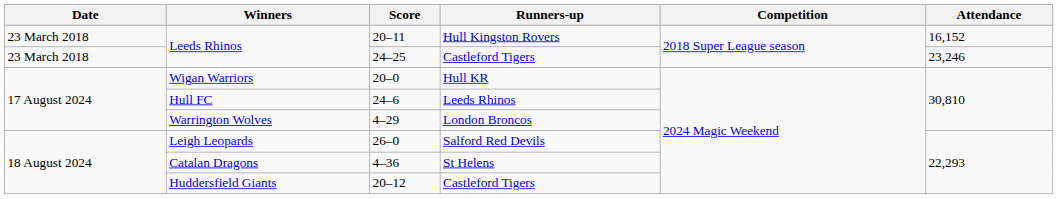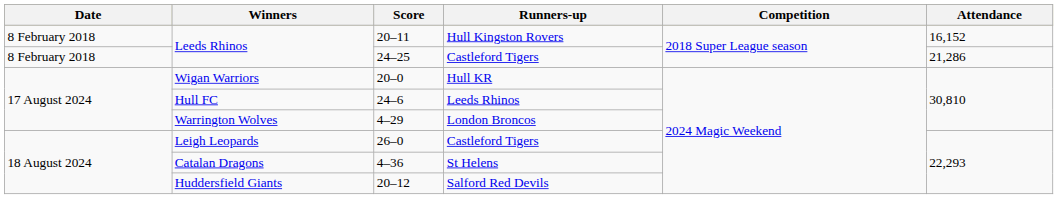(48, 36) 23 March 2018 -> (51, 36) 8 February 2018
(48, 57) 23 March 2018 -> (51, 57) 8 February 2018
(947, 57) 23,246 -> (947, 57) 21,286
(494, 141) Salford Red Devils -> (493, 141) Castleford Tigers
(489, 183) Castleford Tigers -> (498, 183) Salford Red Devils
